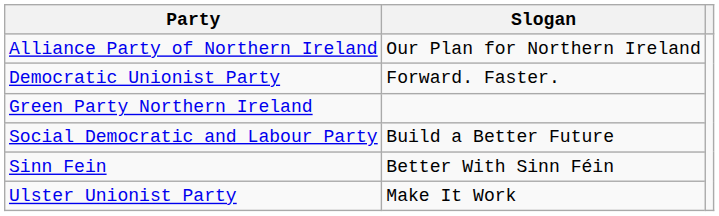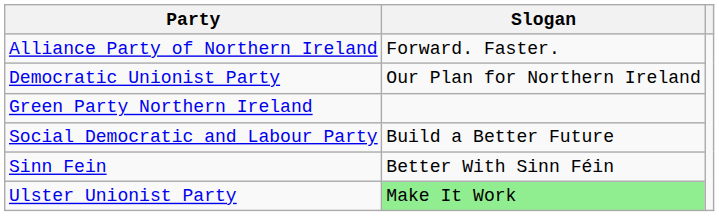(544, 49) Our Plan for Northern Ireland -> (473, 49) Forward. Faster.
(473, 78) Forward. Faster. -> (544, 78) Our Plan for Northern Ireland
(451, 196) no background -> (451, 196) lightgreen background
